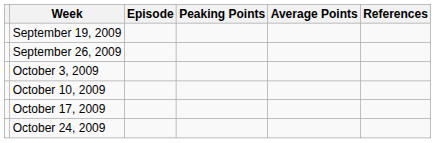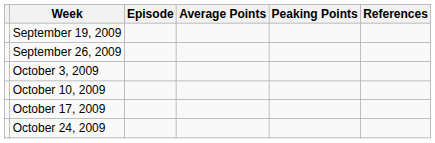columns swapped: (314, 14) <-> (222, 14)
